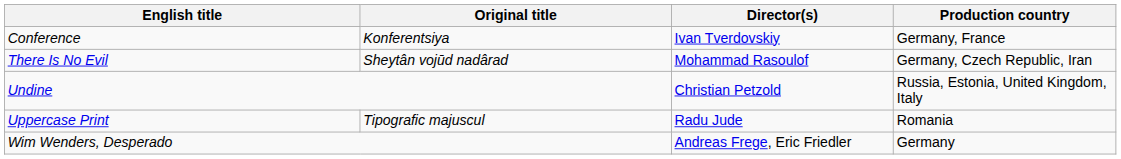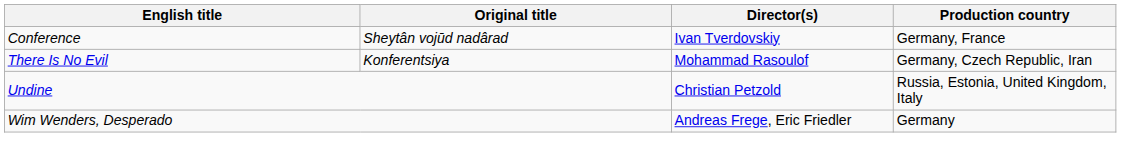(406, 37) Konferentsiya -> (436, 37) Sheytân vojūd nadârad
(436, 60) Sheytân vojūd nadârad -> (406, 60) Konferentsiya
- row: (58, 120)
